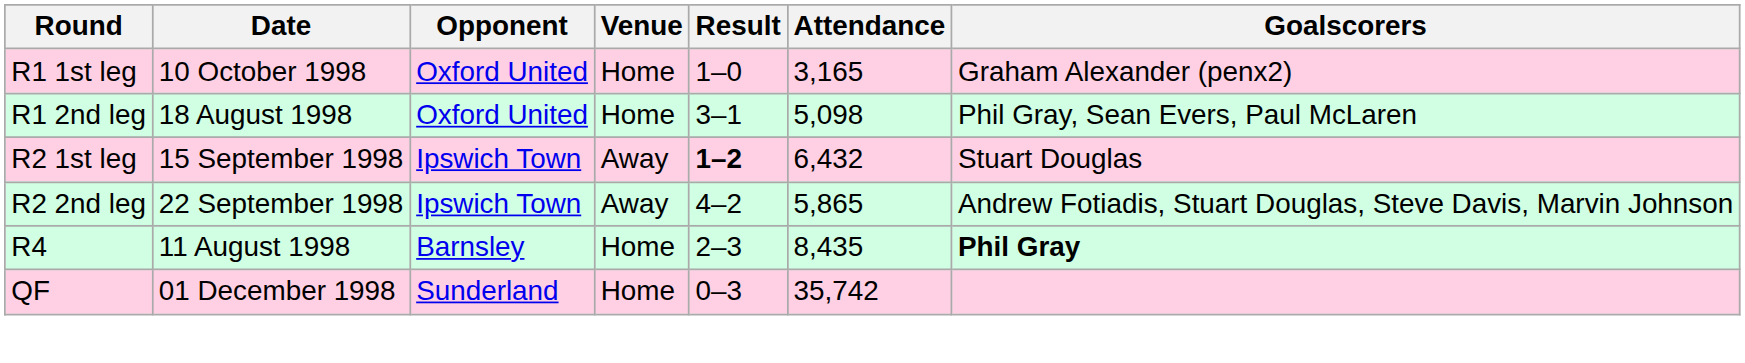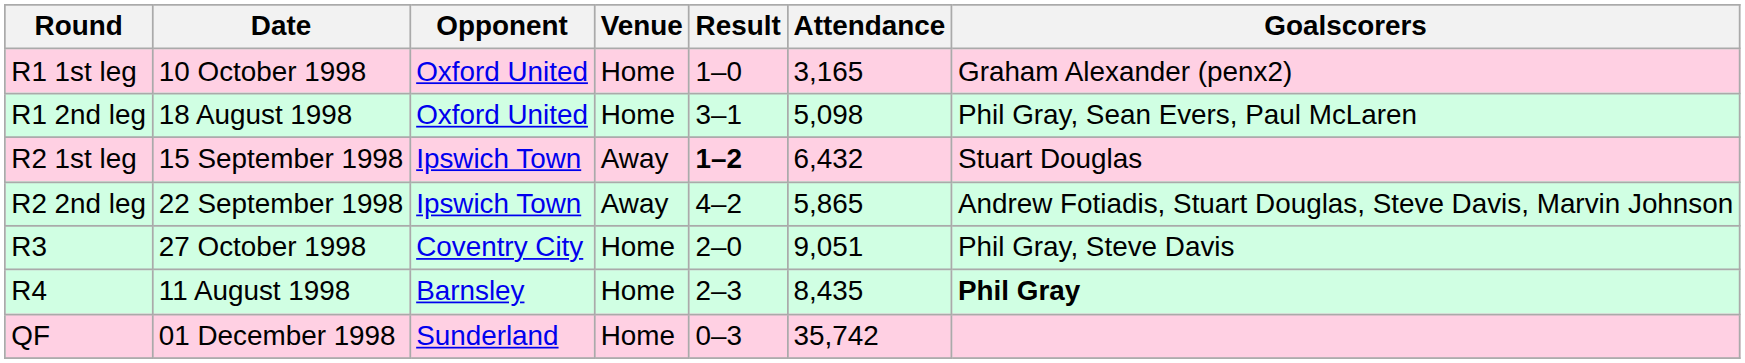+ row: (29, 247)
